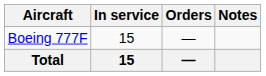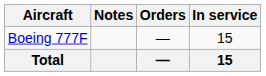columns swapped: (127, 15) <-> (238, 15)
